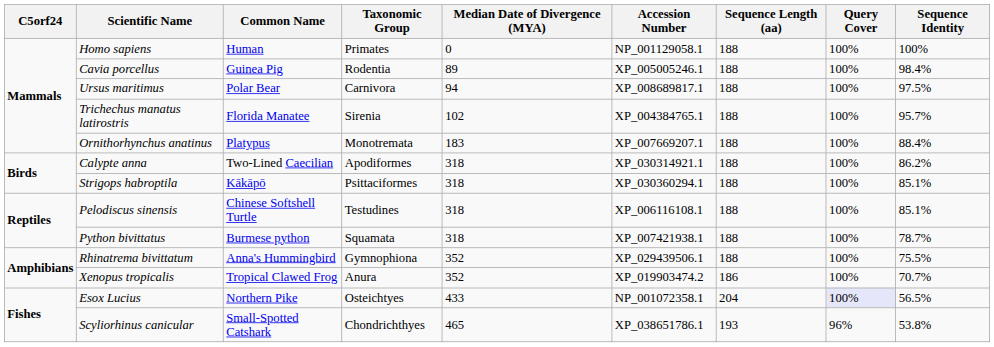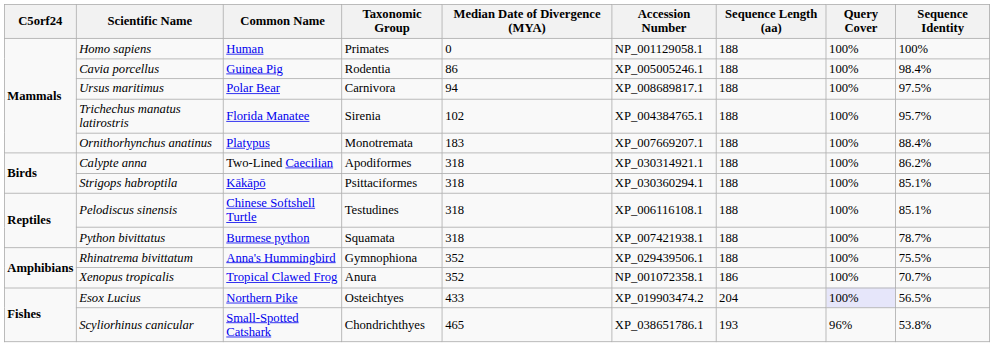(452, 68) 89 -> (452, 68) 86
(659, 277) XP_019903474.2 -> (659, 277) NP_001072358.1
(659, 297) NP_001072358.1 -> (659, 297) XP_019903474.2
